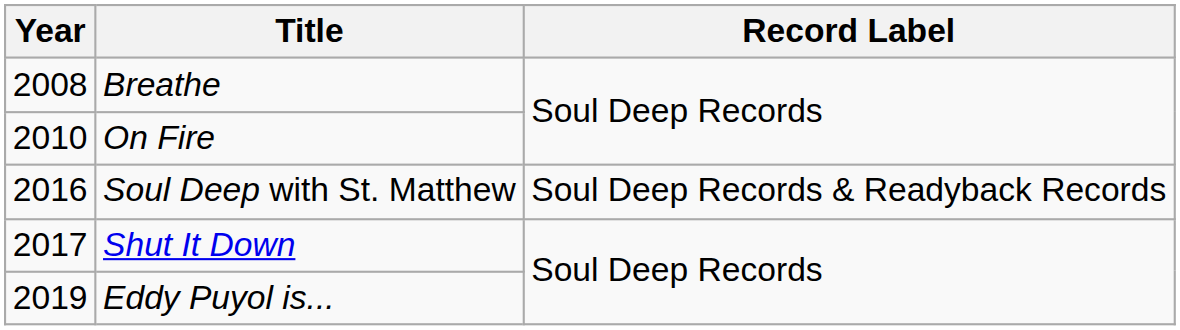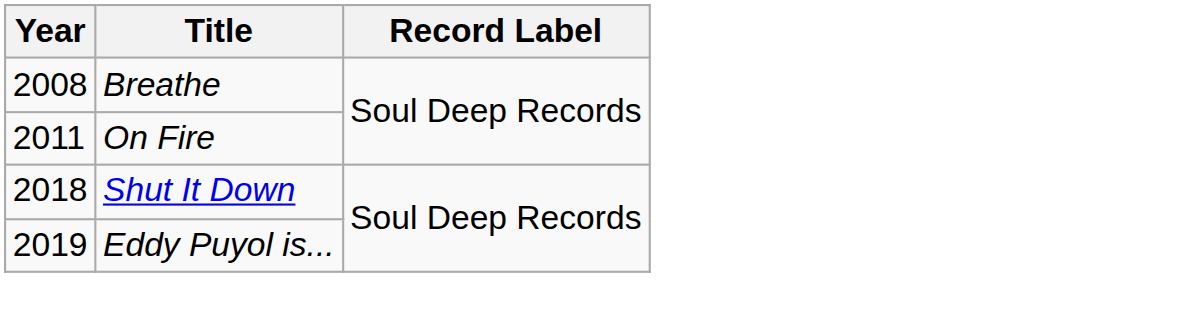(50, 137) 2010 -> (49, 137) 2011
- row: (309, 191)
(50, 244) 2017 -> (50, 191) 2018
